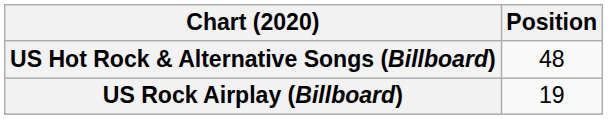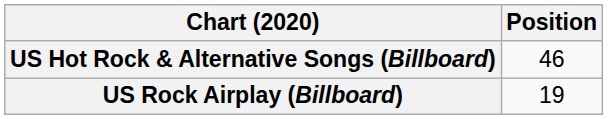(552, 59) 48 -> (552, 59) 46
